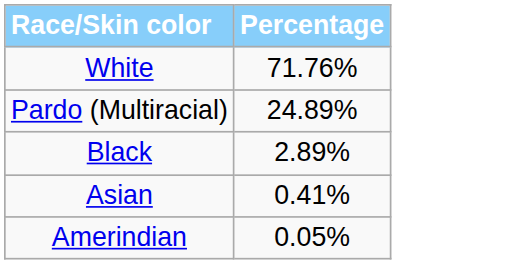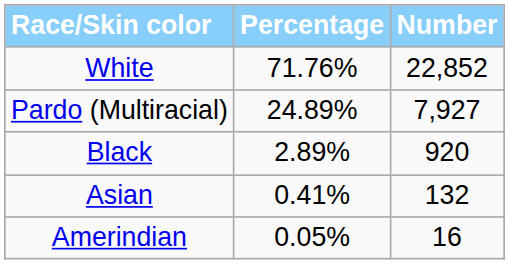+ column: (447, 25)
